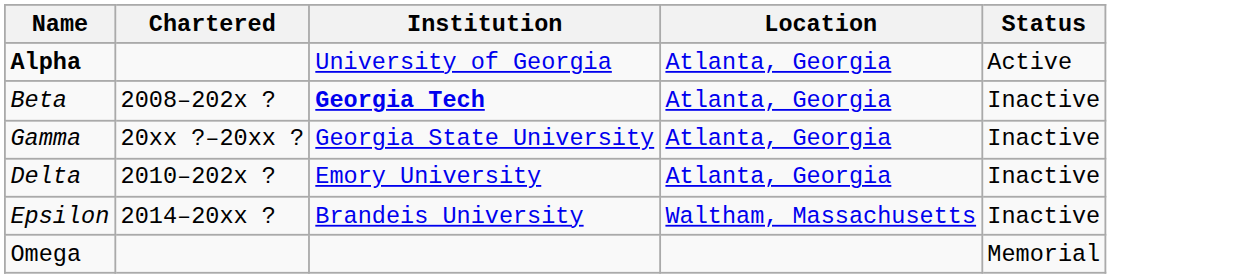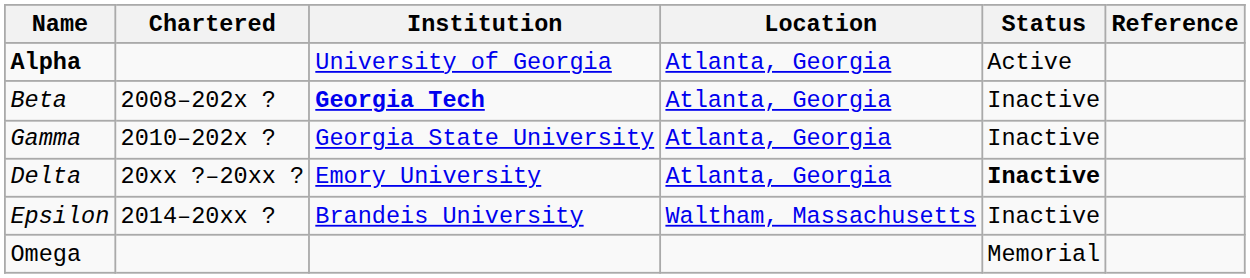+ column: (1175, 24)
(212, 139) 20xx ?–20xx ? -> (198, 139) 2010–202x ?
(198, 177) 2010–202x ? -> (212, 177) 20xx ?–20xx ?
(1044, 177) normal -> (1044, 177) bold
